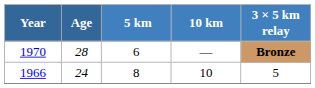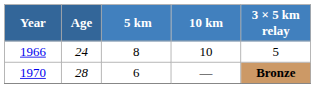rows swapped: (33, 73) <-> (33, 51)
